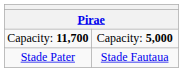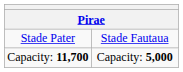rows swapped: (48, 57) <-> (48, 38)
